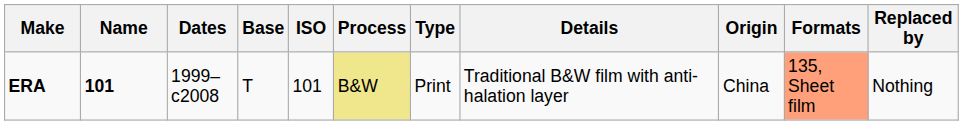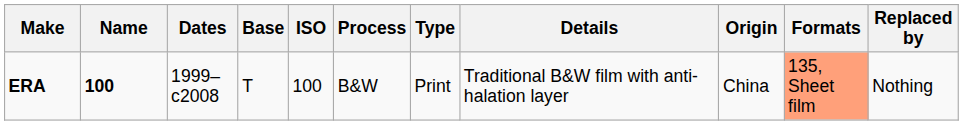(99, 85) 101 -> (99, 85) 100
(307, 85) 101 -> (307, 85) 100
(358, 85) khaki background -> (358, 85) no background
